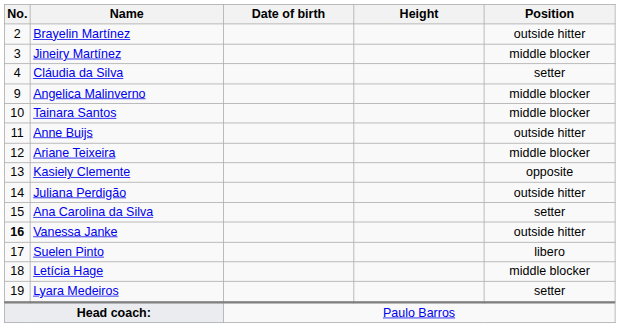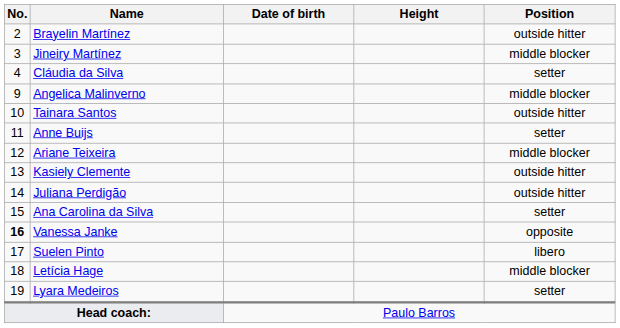(550, 113) middle blocker -> (550, 113) outside hitter
(550, 133) outside hitter -> (550, 133) setter
(550, 172) opposite -> (550, 172) outside hitter
(550, 232) outside hitter -> (550, 232) opposite
